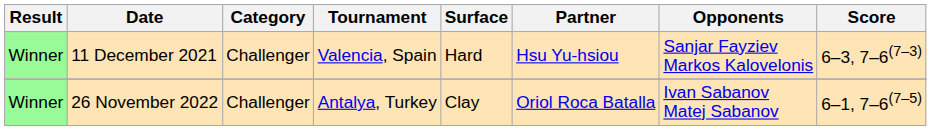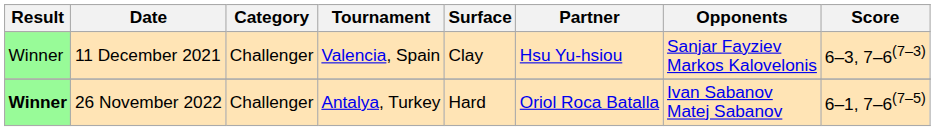(464, 55) Hard -> (466, 55) Clay
(36, 102) normal -> (38, 102) bold
(462, 102) Clay -> (467, 102) Hard
